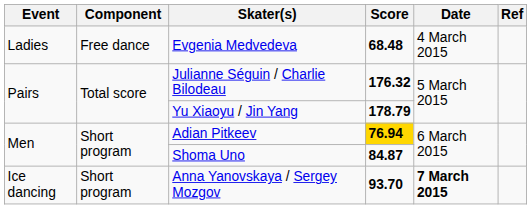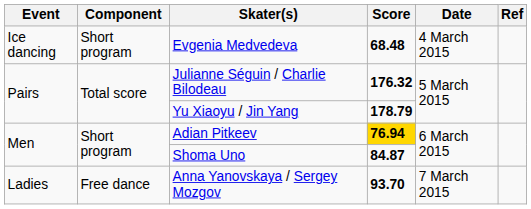(28, 44) Ladies -> (32, 44) Ice dancing
(115, 44) Free dance -> (106, 44) Short program
(32, 185) Ice dancing -> (28, 185) Ladies
(106, 185) Short program -> (115, 185) Free dance
(443, 185) bold -> (444, 185) normal
